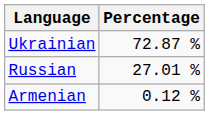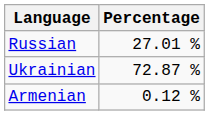rows swapped: (52, 44) <-> (42, 70)
